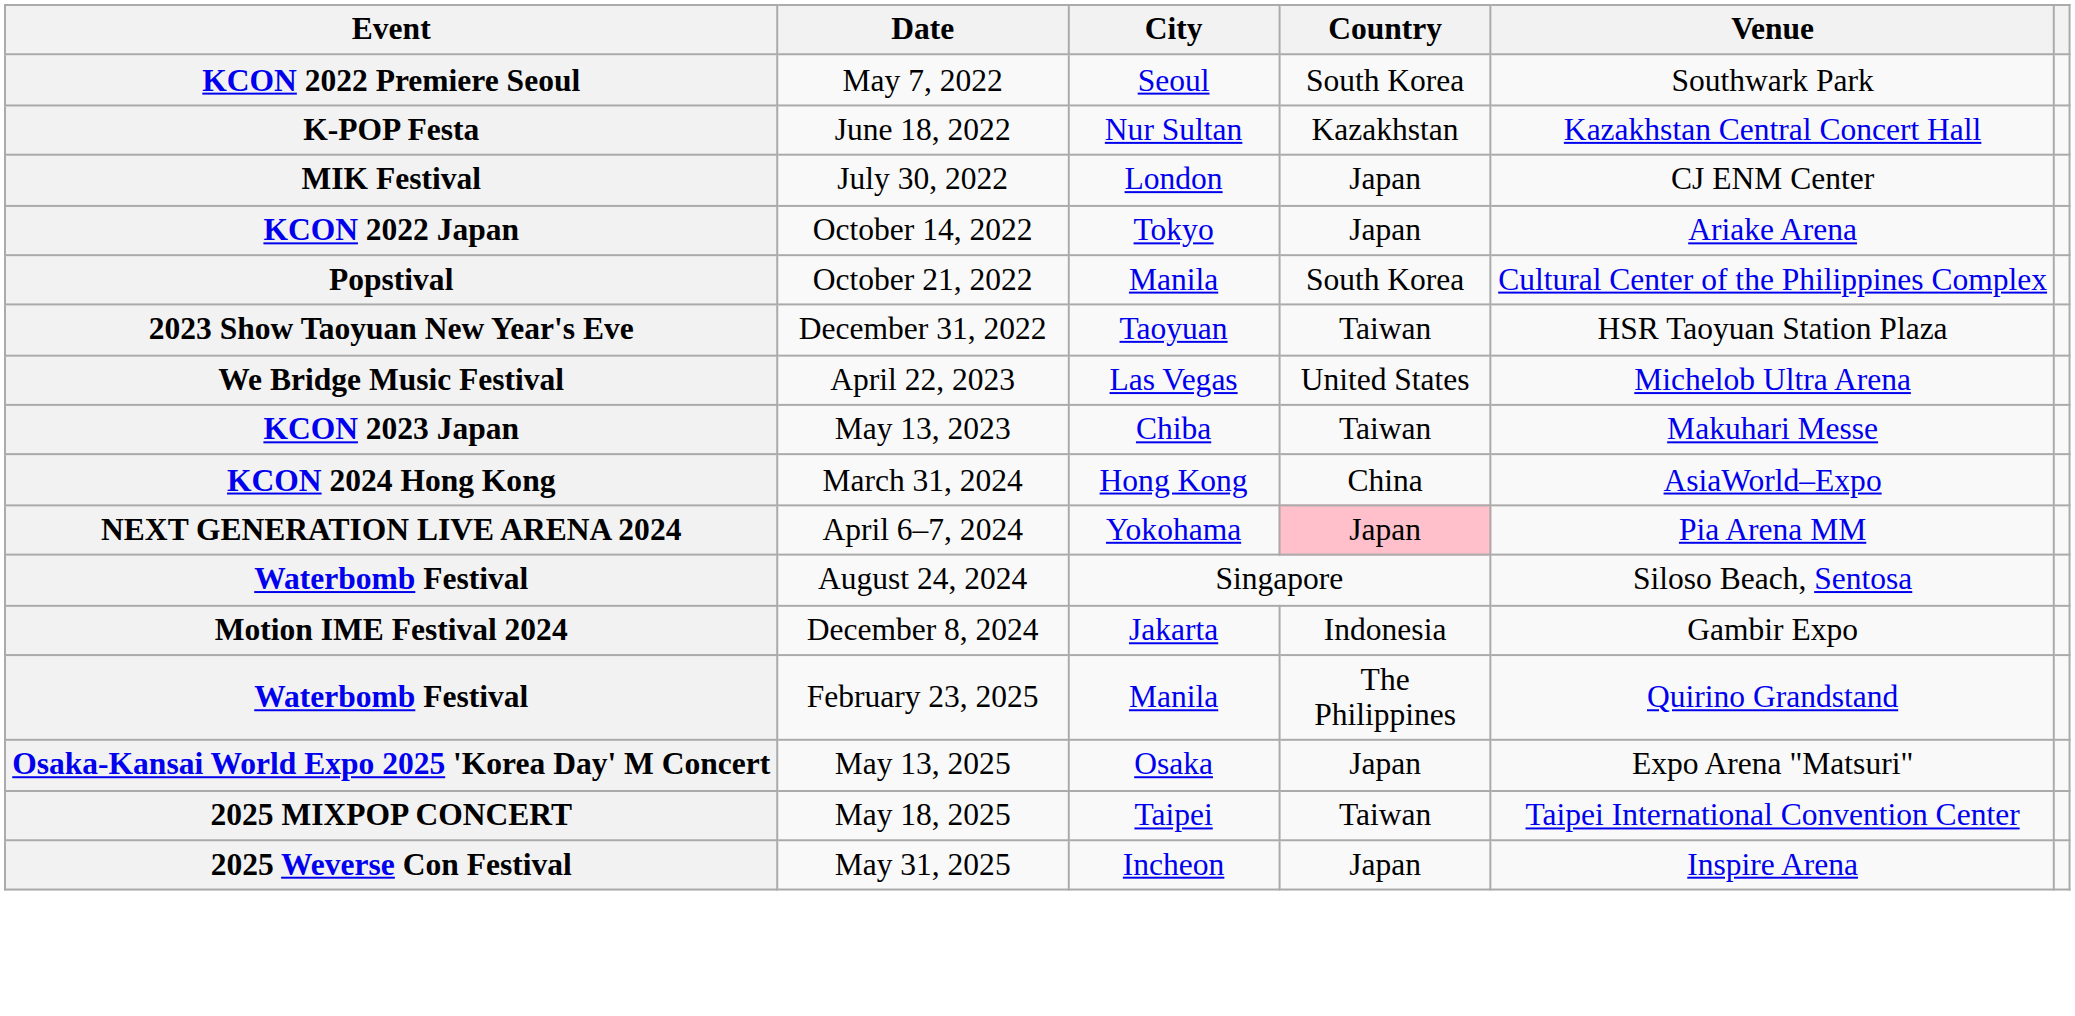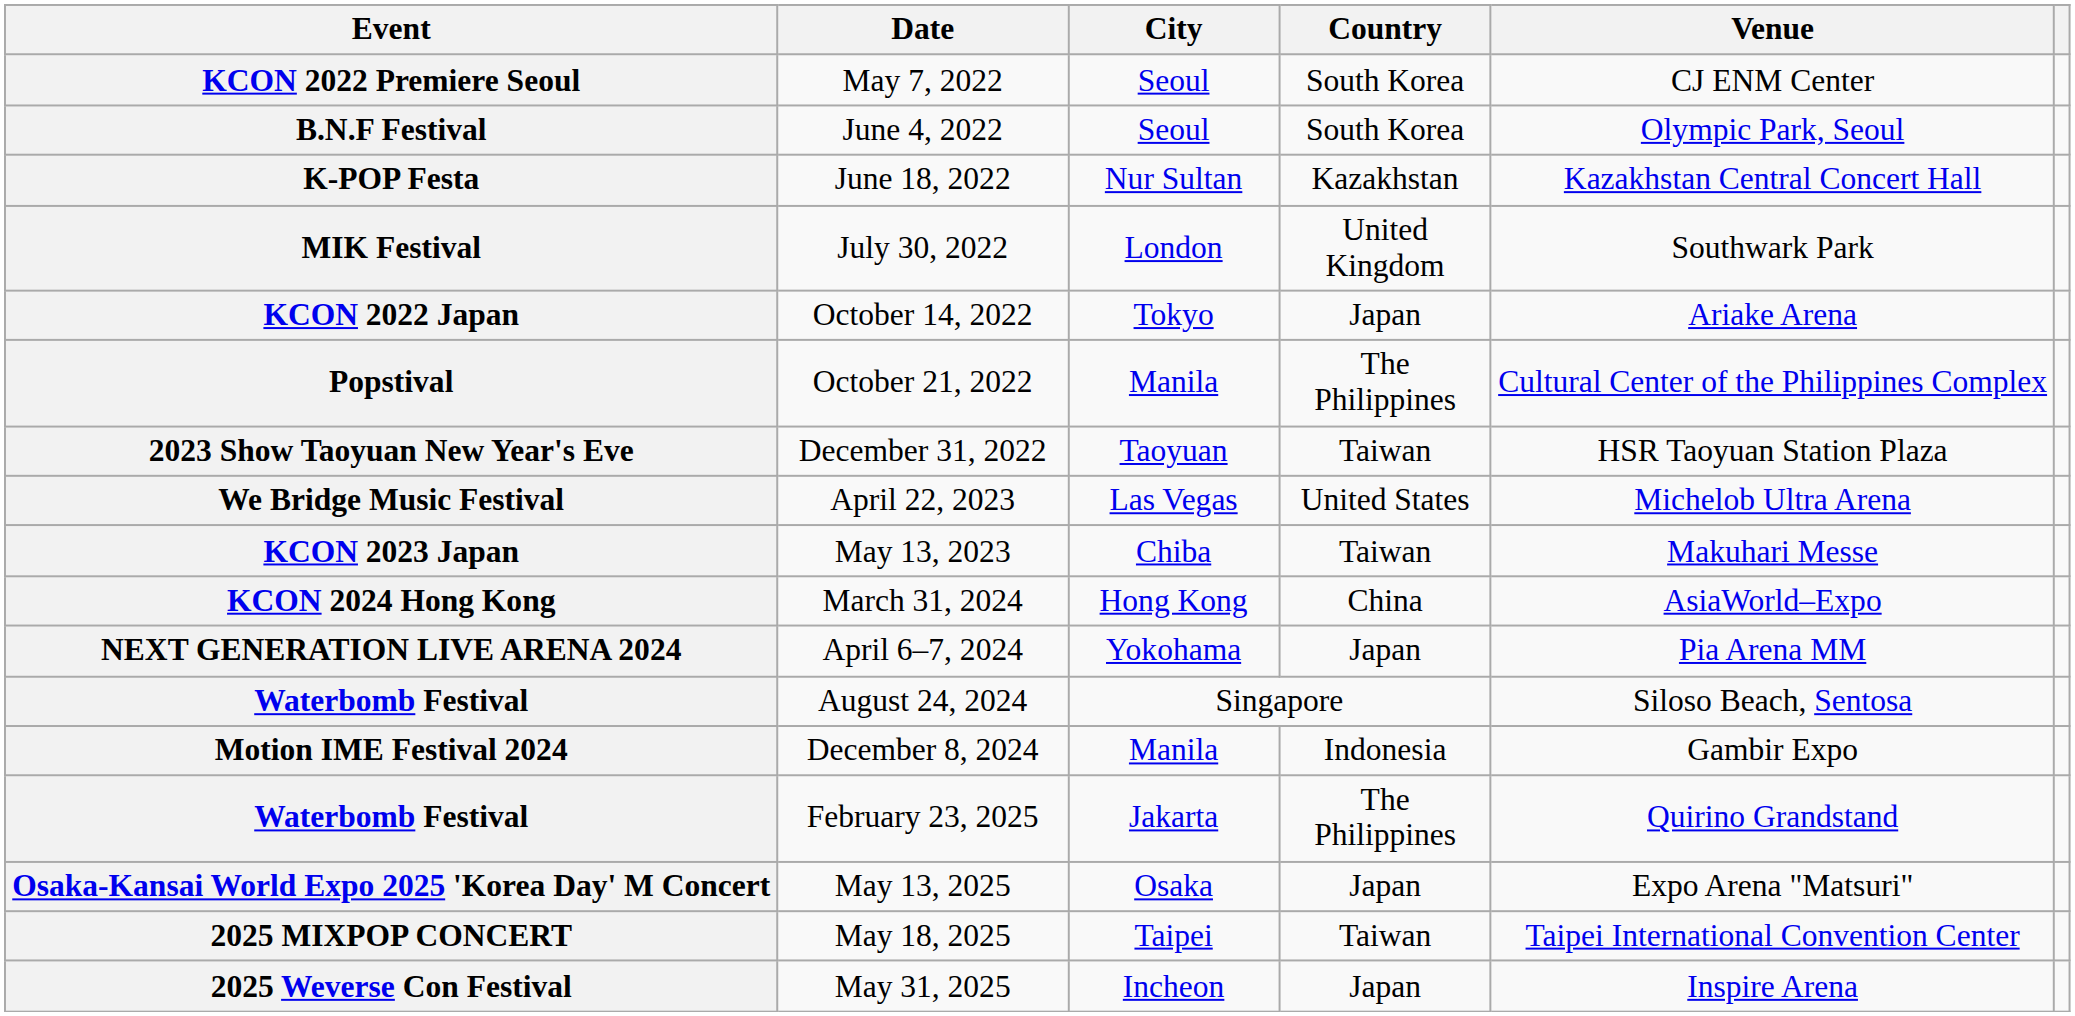(1773, 79) Southwark Park -> (1773, 79) CJ ENM Center
+ row: (391, 129)
(1385, 179) Japan -> (1385, 247) United Kingdom
(1773, 179) CJ ENM Center -> (1773, 247) Southwark Park
(1385, 279) South Korea -> (1385, 382) The Philippines
(1385, 529) pink background -> (1385, 650) no background
(1174, 629) Jakarta -> (1174, 750) Manila
(1174, 697) Manila -> (1174, 817) Jakarta
